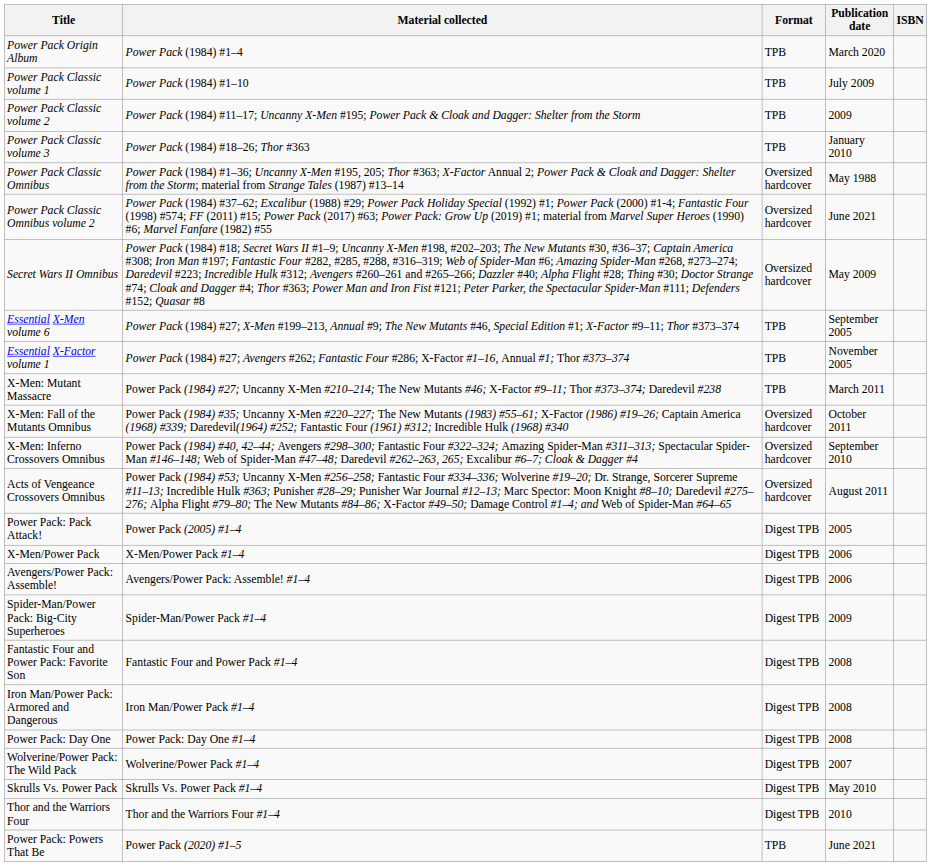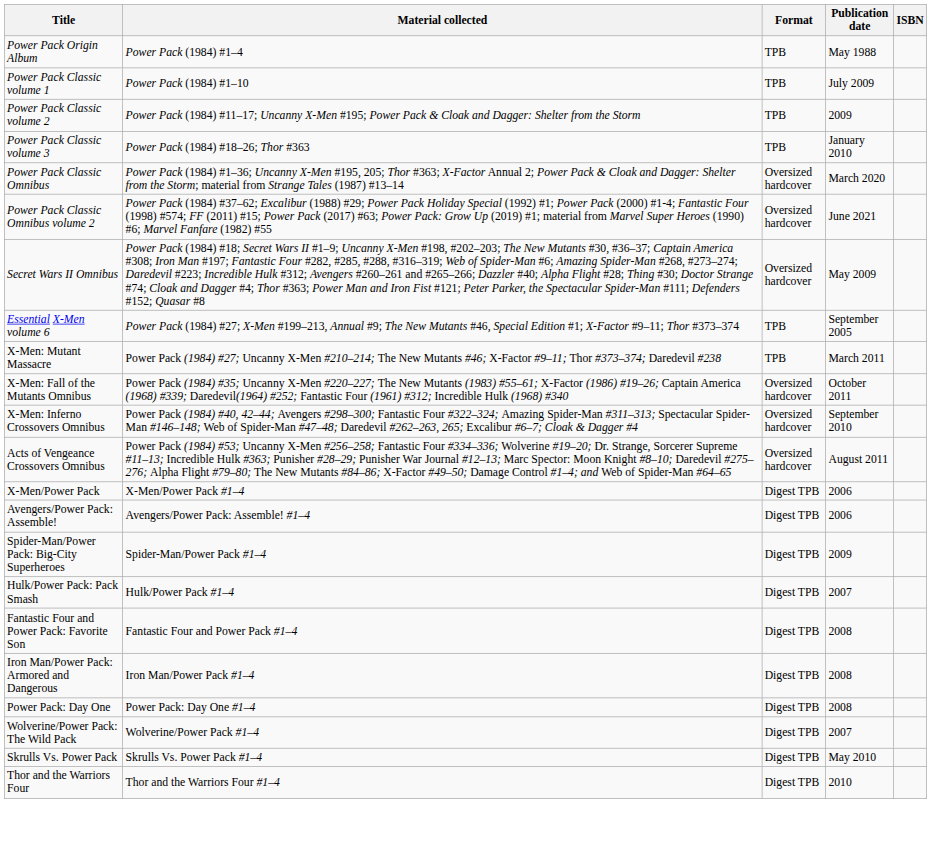(857, 51) March 2020 -> (852, 51) May 1988
(852, 178) May 1988 -> (857, 178) March 2020
- row: (51, 357)
- row: (49, 529)
+ row: (63, 592)
- row: (55, 845)
